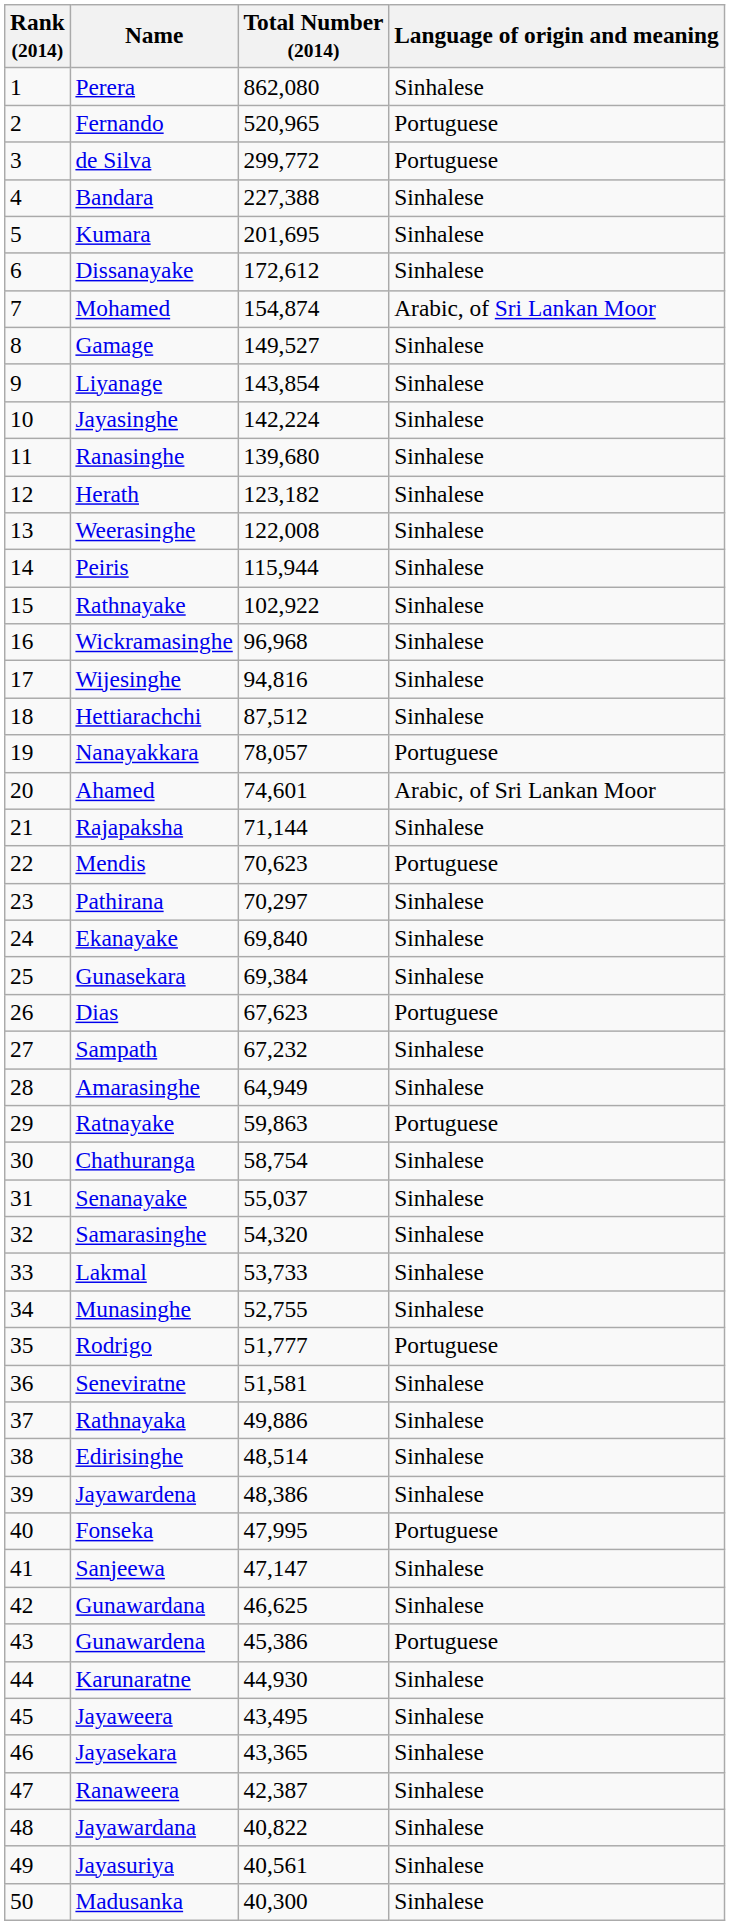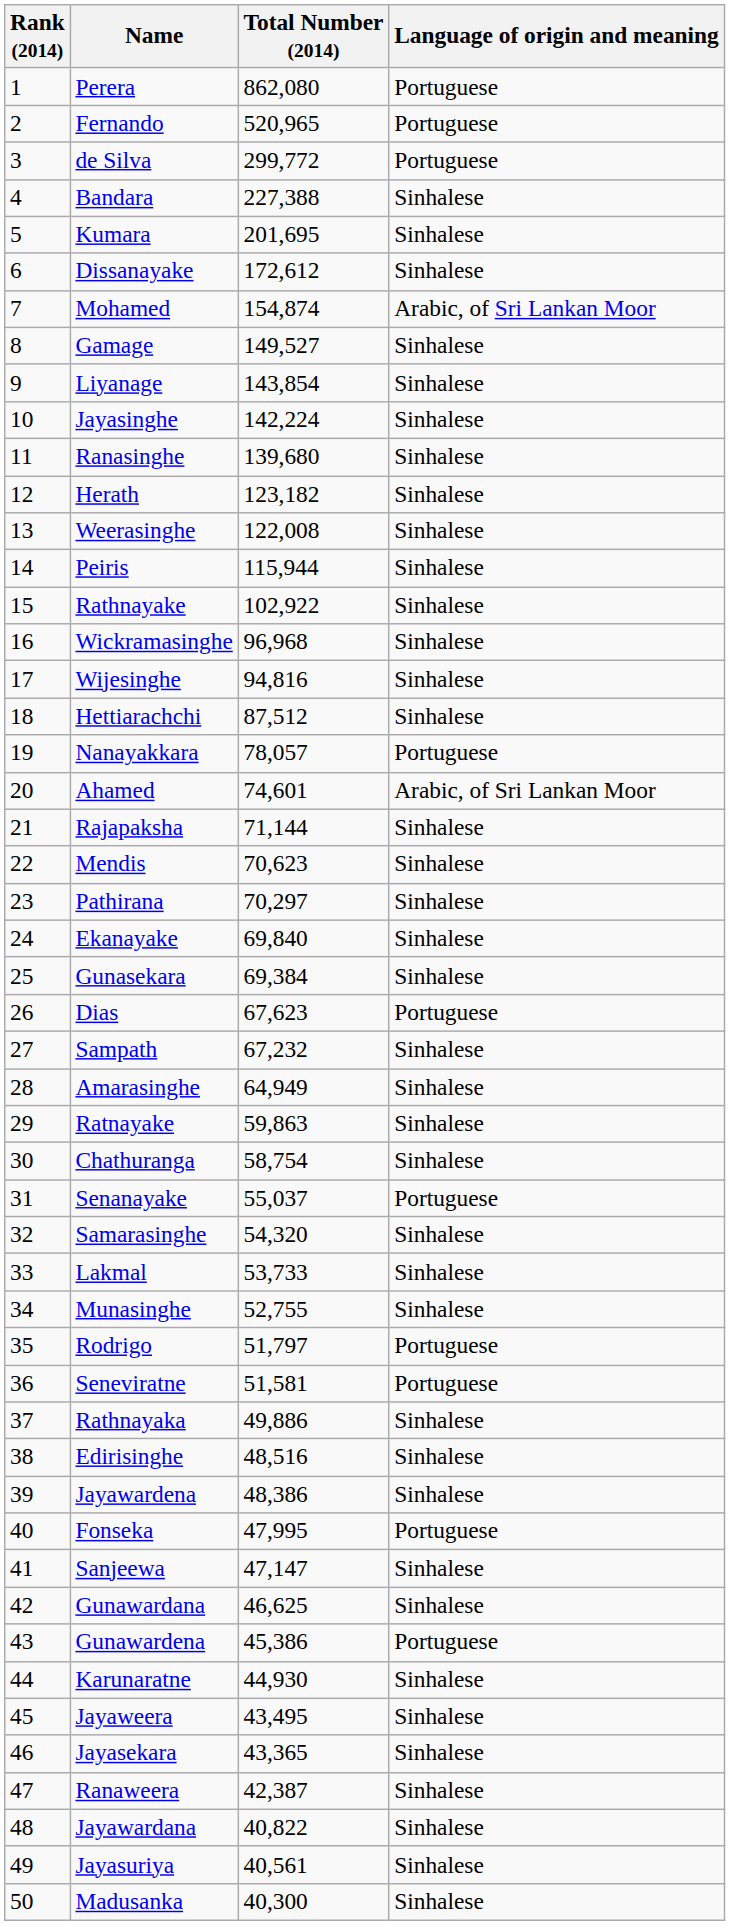(439, 86) Sinhalese -> (446, 86) Portuguese
(446, 864) Portuguese -> (439, 864) Sinhalese
(446, 1123) Portuguese -> (439, 1123) Sinhalese
(439, 1197) Sinhalese -> (446, 1197) Portuguese
(276, 1345) 51,777 -> (276, 1345) 51,797
(439, 1383) Sinhalese -> (446, 1383) Portuguese
(276, 1457) 48,514 -> (276, 1457) 48,516
